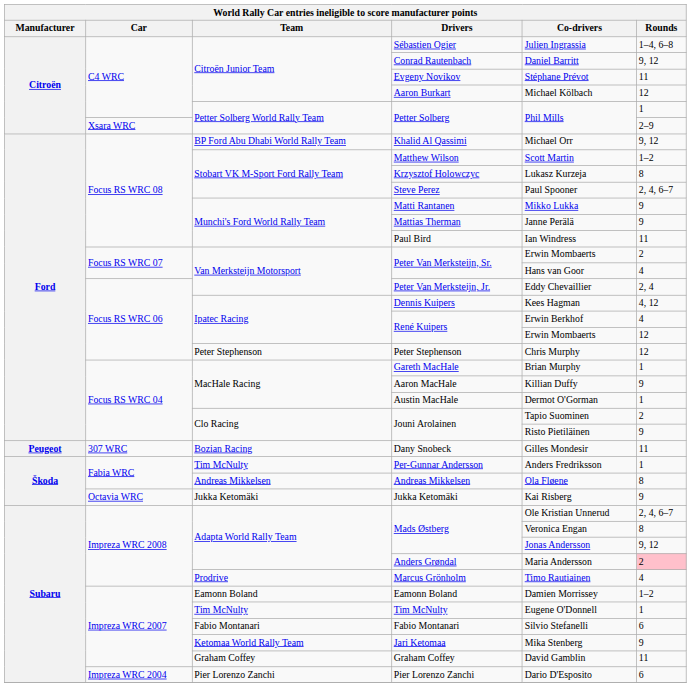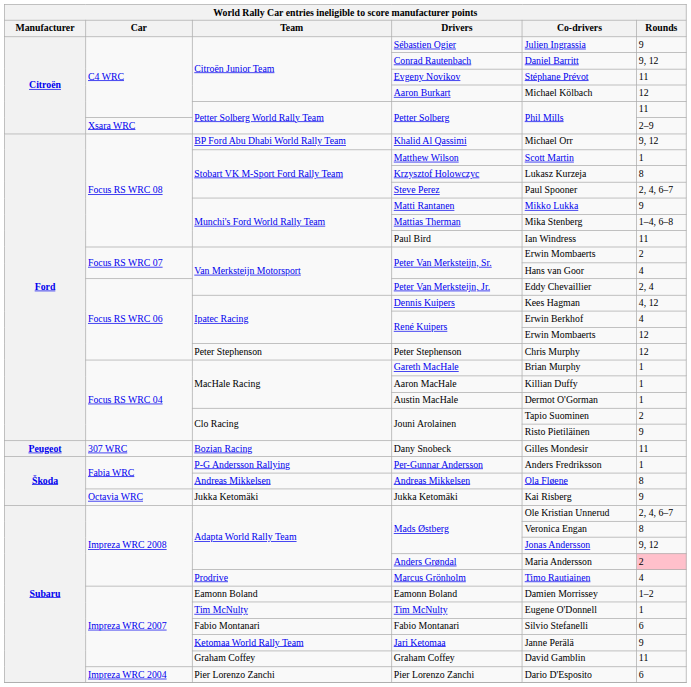(656, 44) 1–4, 6–8 -> (641, 44) 9
(641, 109) 1 -> (644, 109) 11
(646, 157) 1–2 -> (641, 157) 1
(549, 222) Janne Perälä -> (554, 222) Mika Stenberg
(641, 222) 9 -> (656, 222) 1–4, 6–8
(641, 383) 9 -> (641, 383) 1
(221, 464) Tim McNulty -> (242, 464) P-G Andersson Rallying
(554, 642) Mika Stenberg -> (549, 642) Janne Perälä
